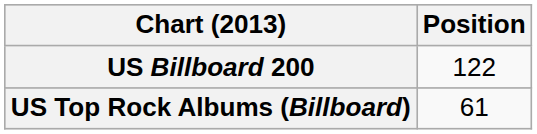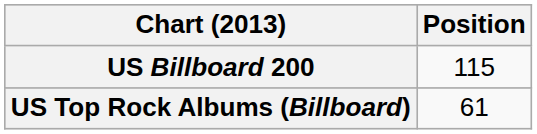(474, 66) 122 -> (474, 66) 115
